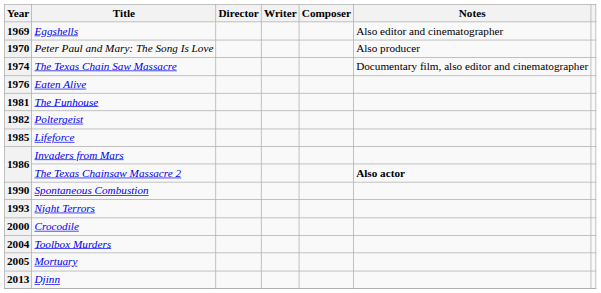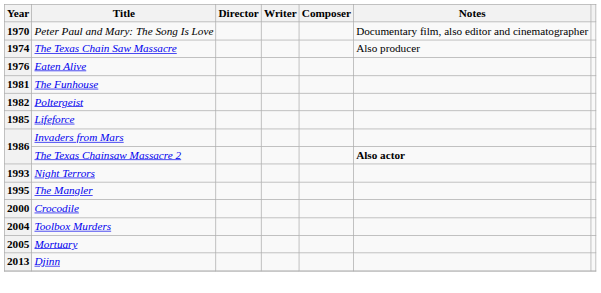- row: (18, 31)
(388, 48) Also producer -> (472, 31) Documentary film, also editor and cinematographer
(472, 66) Documentary film, also editor and cinematographer -> (388, 48) Also producer
- row: (18, 191)
+ row: (18, 191)
